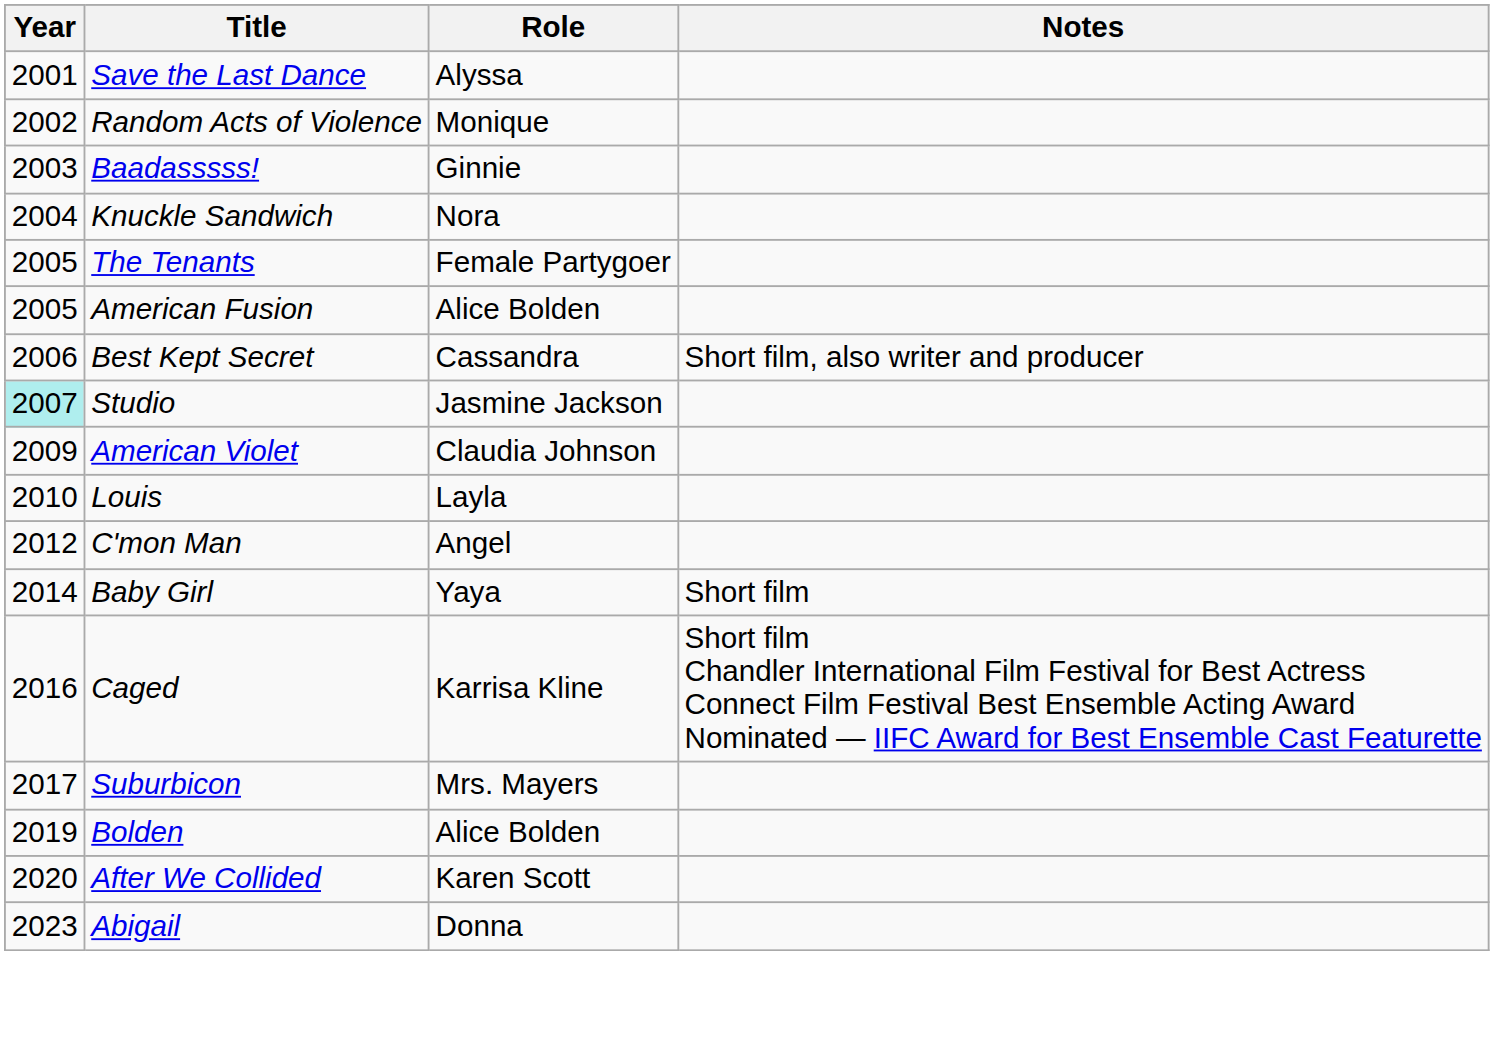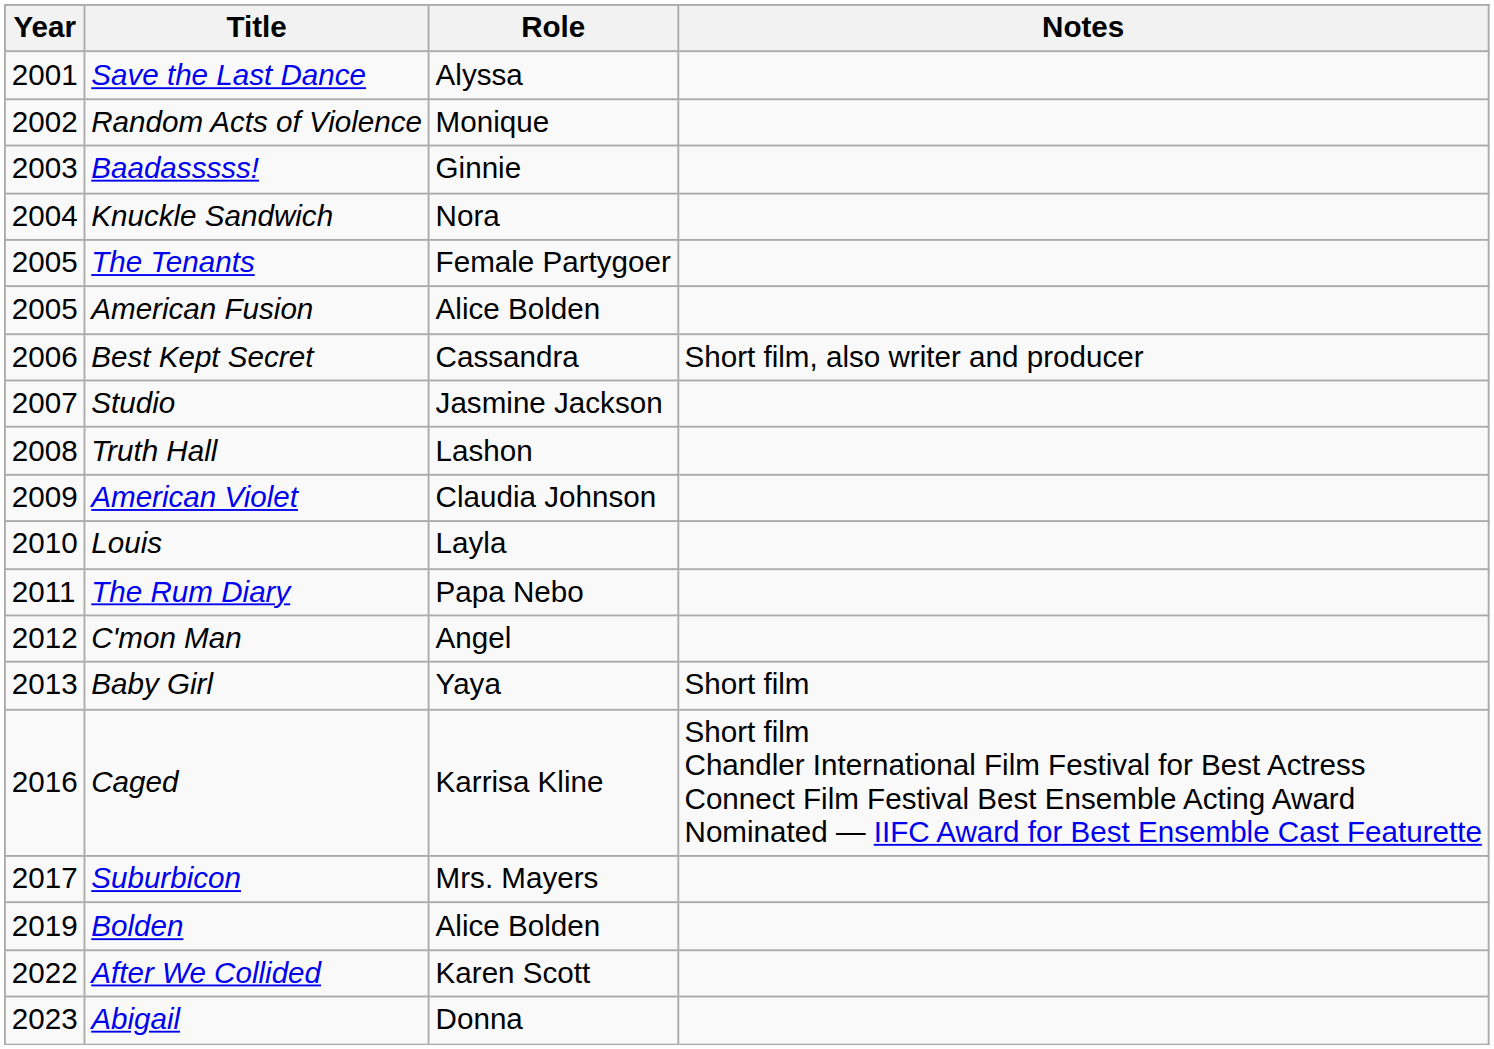(45, 403) paleturquoise background -> (45, 403) no background
+ row: (154, 450)
+ row: (191, 591)
(45, 591) 2014 -> (45, 685) 2013
(45, 878) 2020 -> (45, 972) 2022
